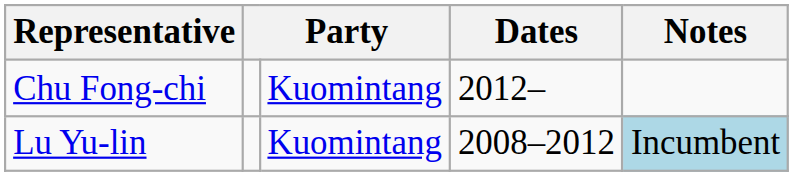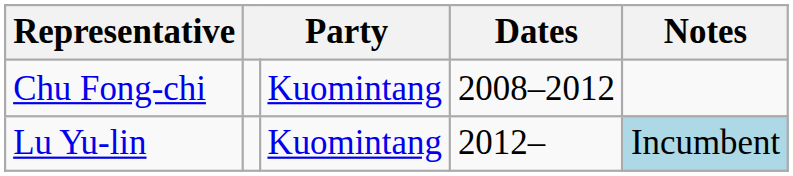(502, 87) 2012– -> (536, 87) 2008–2012
(536, 142) 2008–2012 -> (502, 142) 2012–
